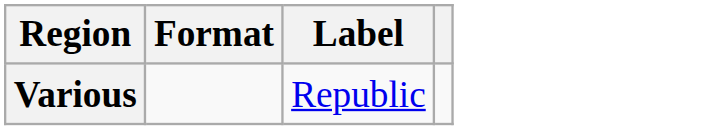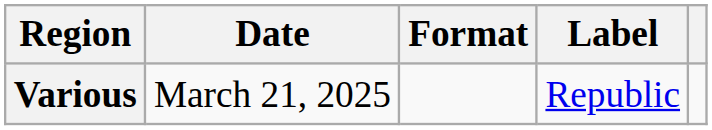+ column: (272, 34)
